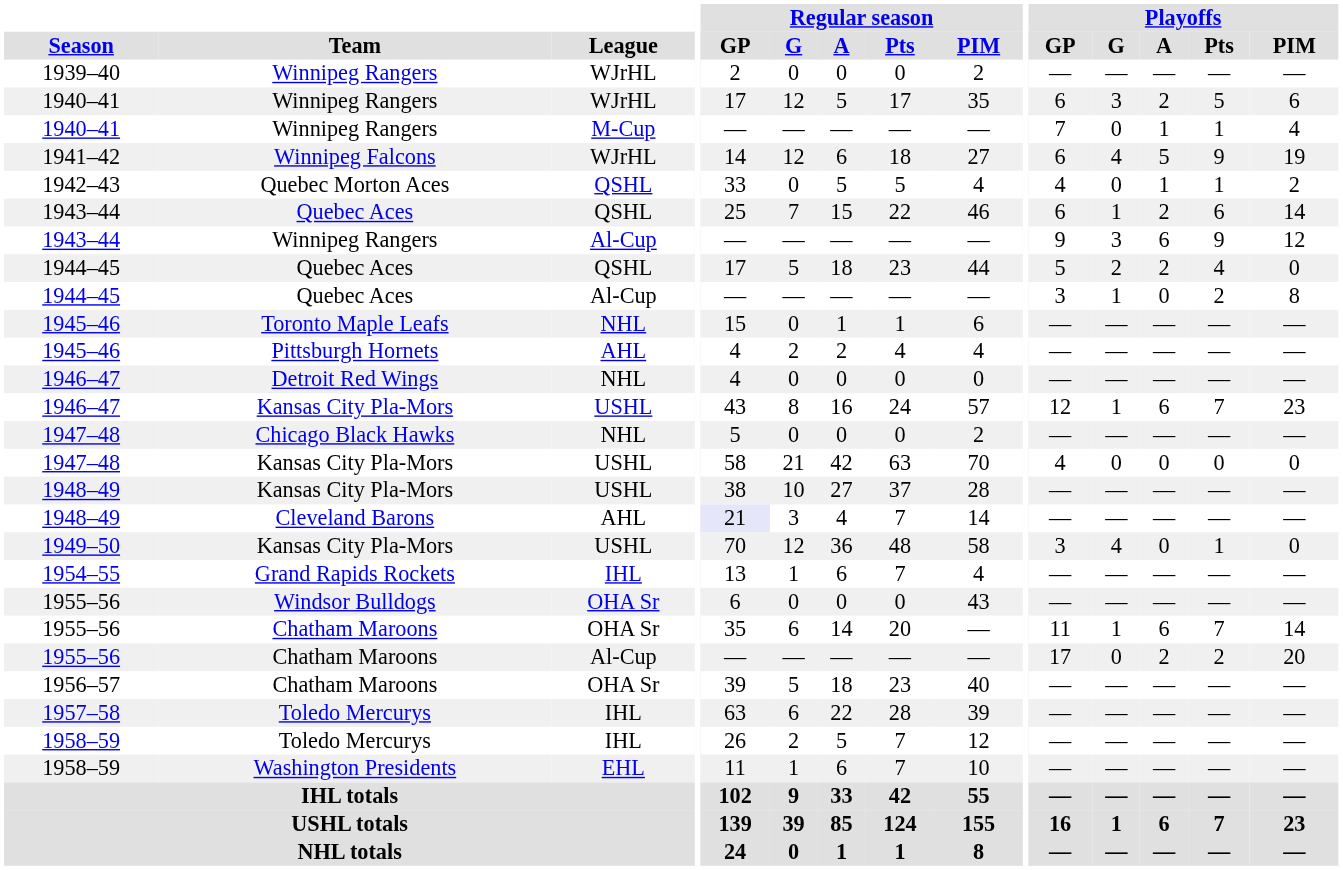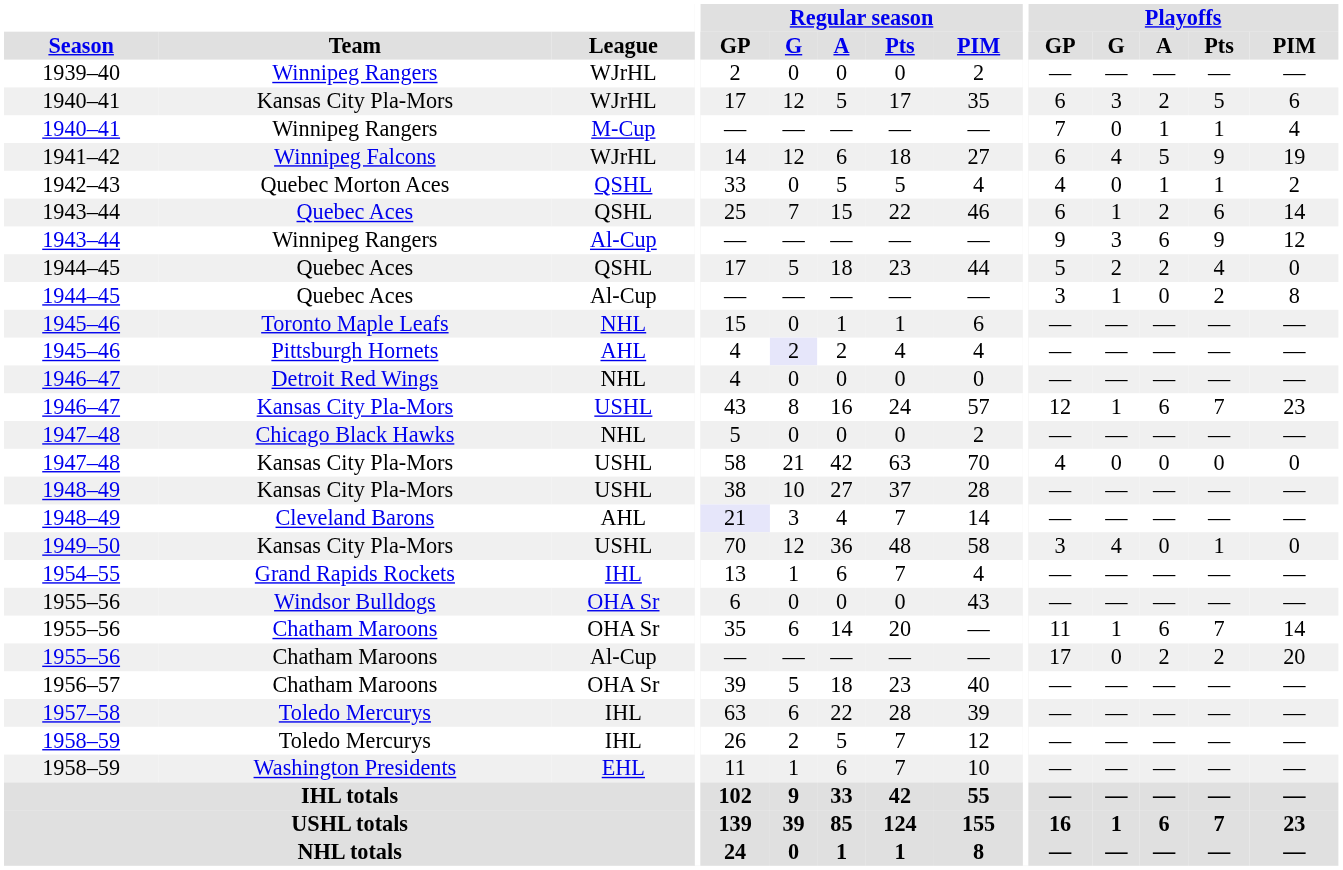(355, 101) Winnipeg Rangers -> (355, 101) Kansas City Pla-Mors
(794, 351) no background -> (794, 351) lavender background
